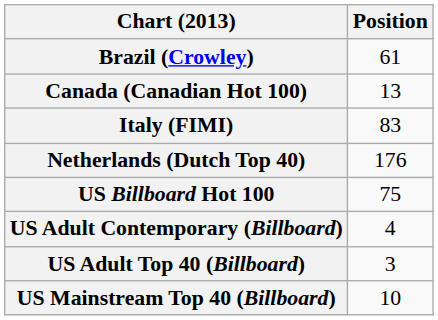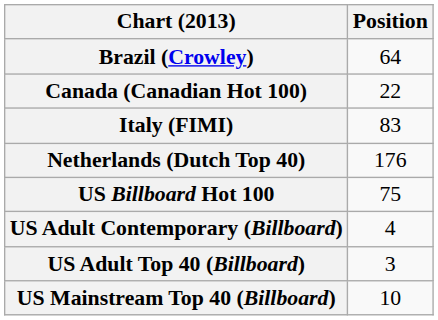(390, 56) 61 -> (390, 56) 64
(390, 90) 13 -> (390, 90) 22
